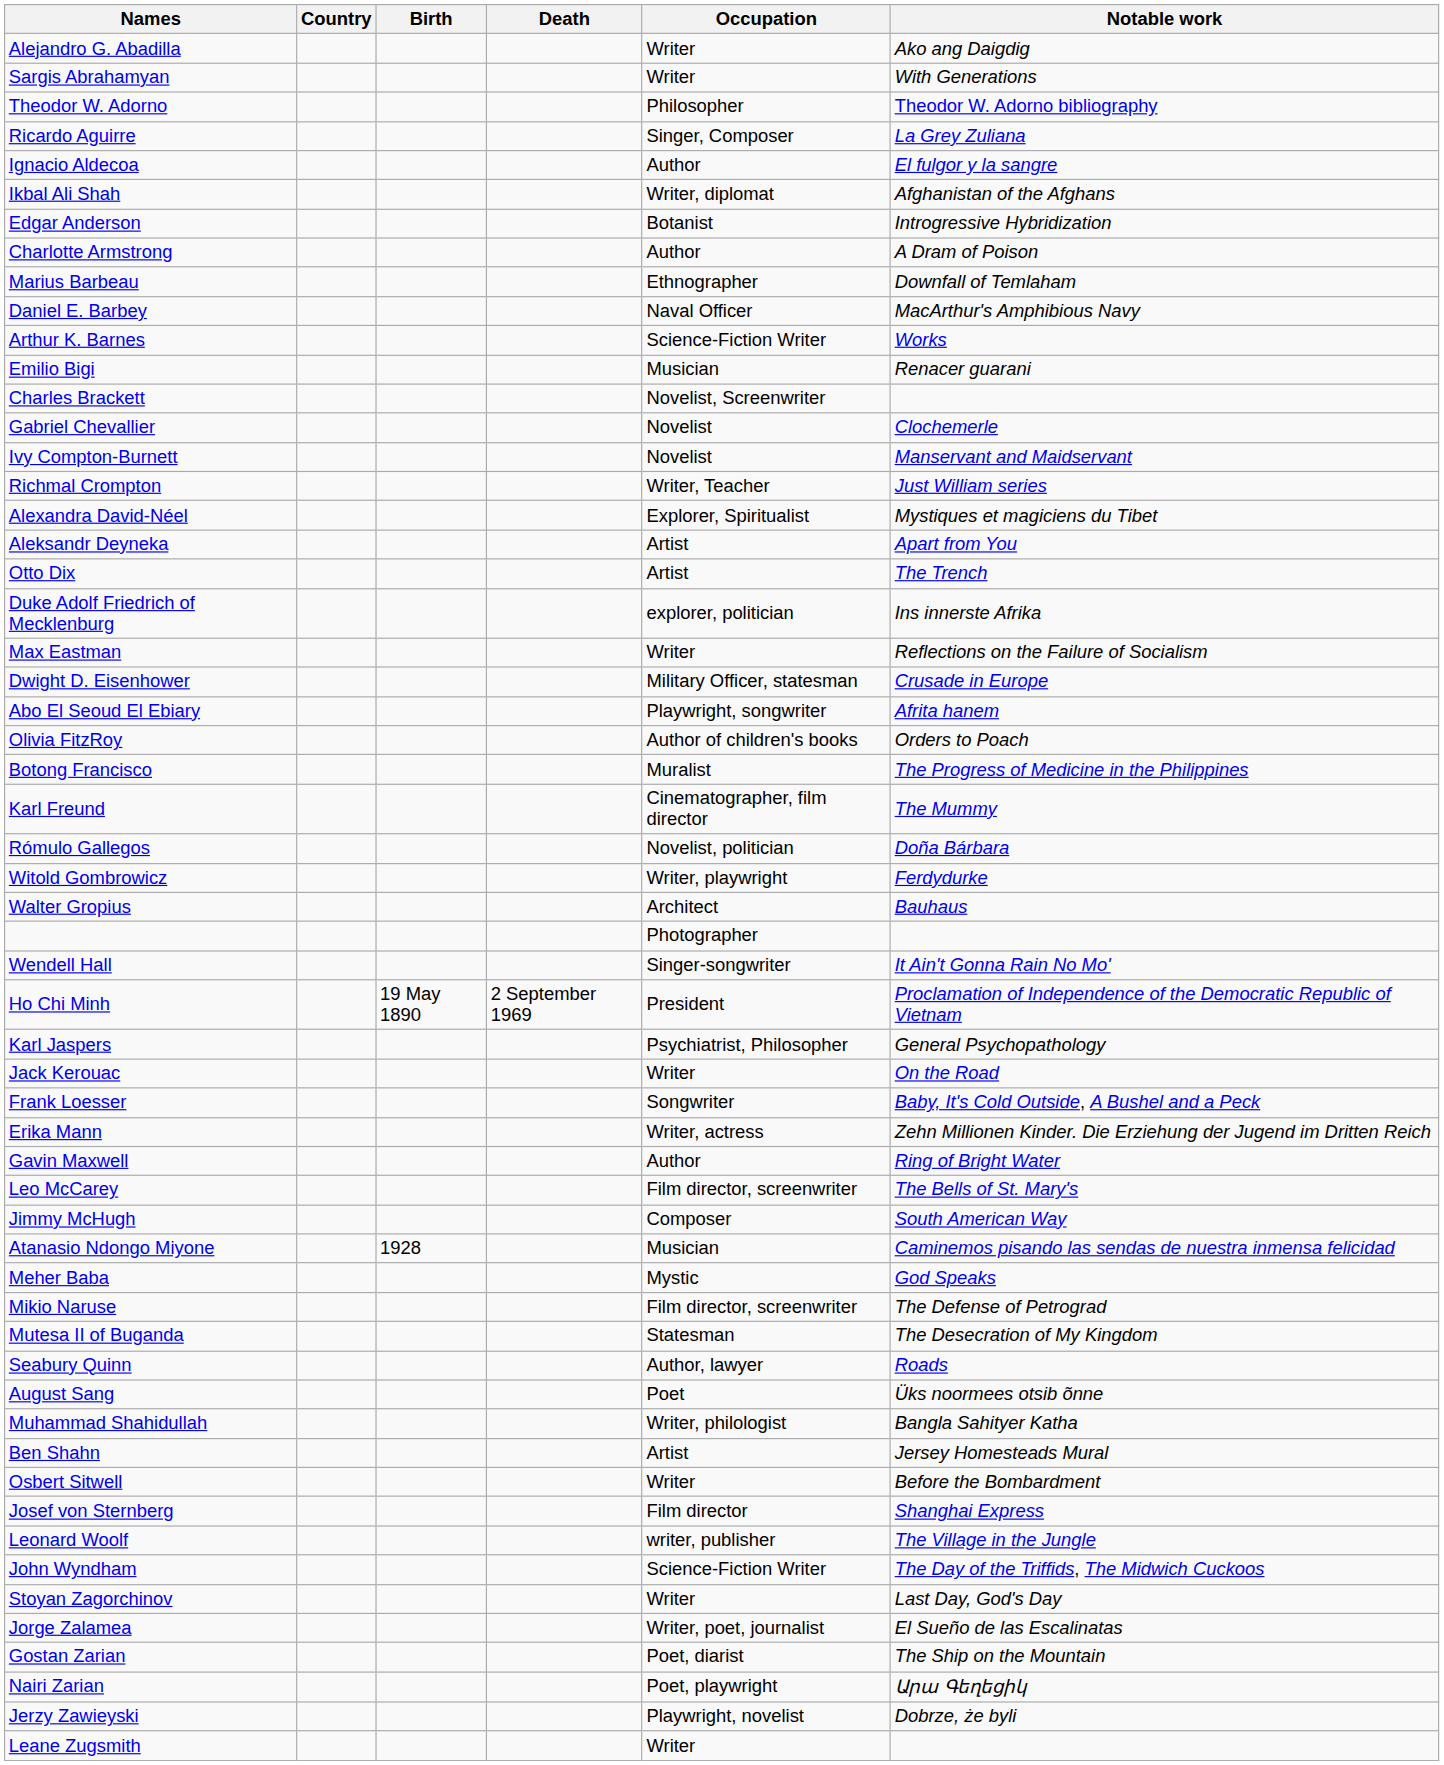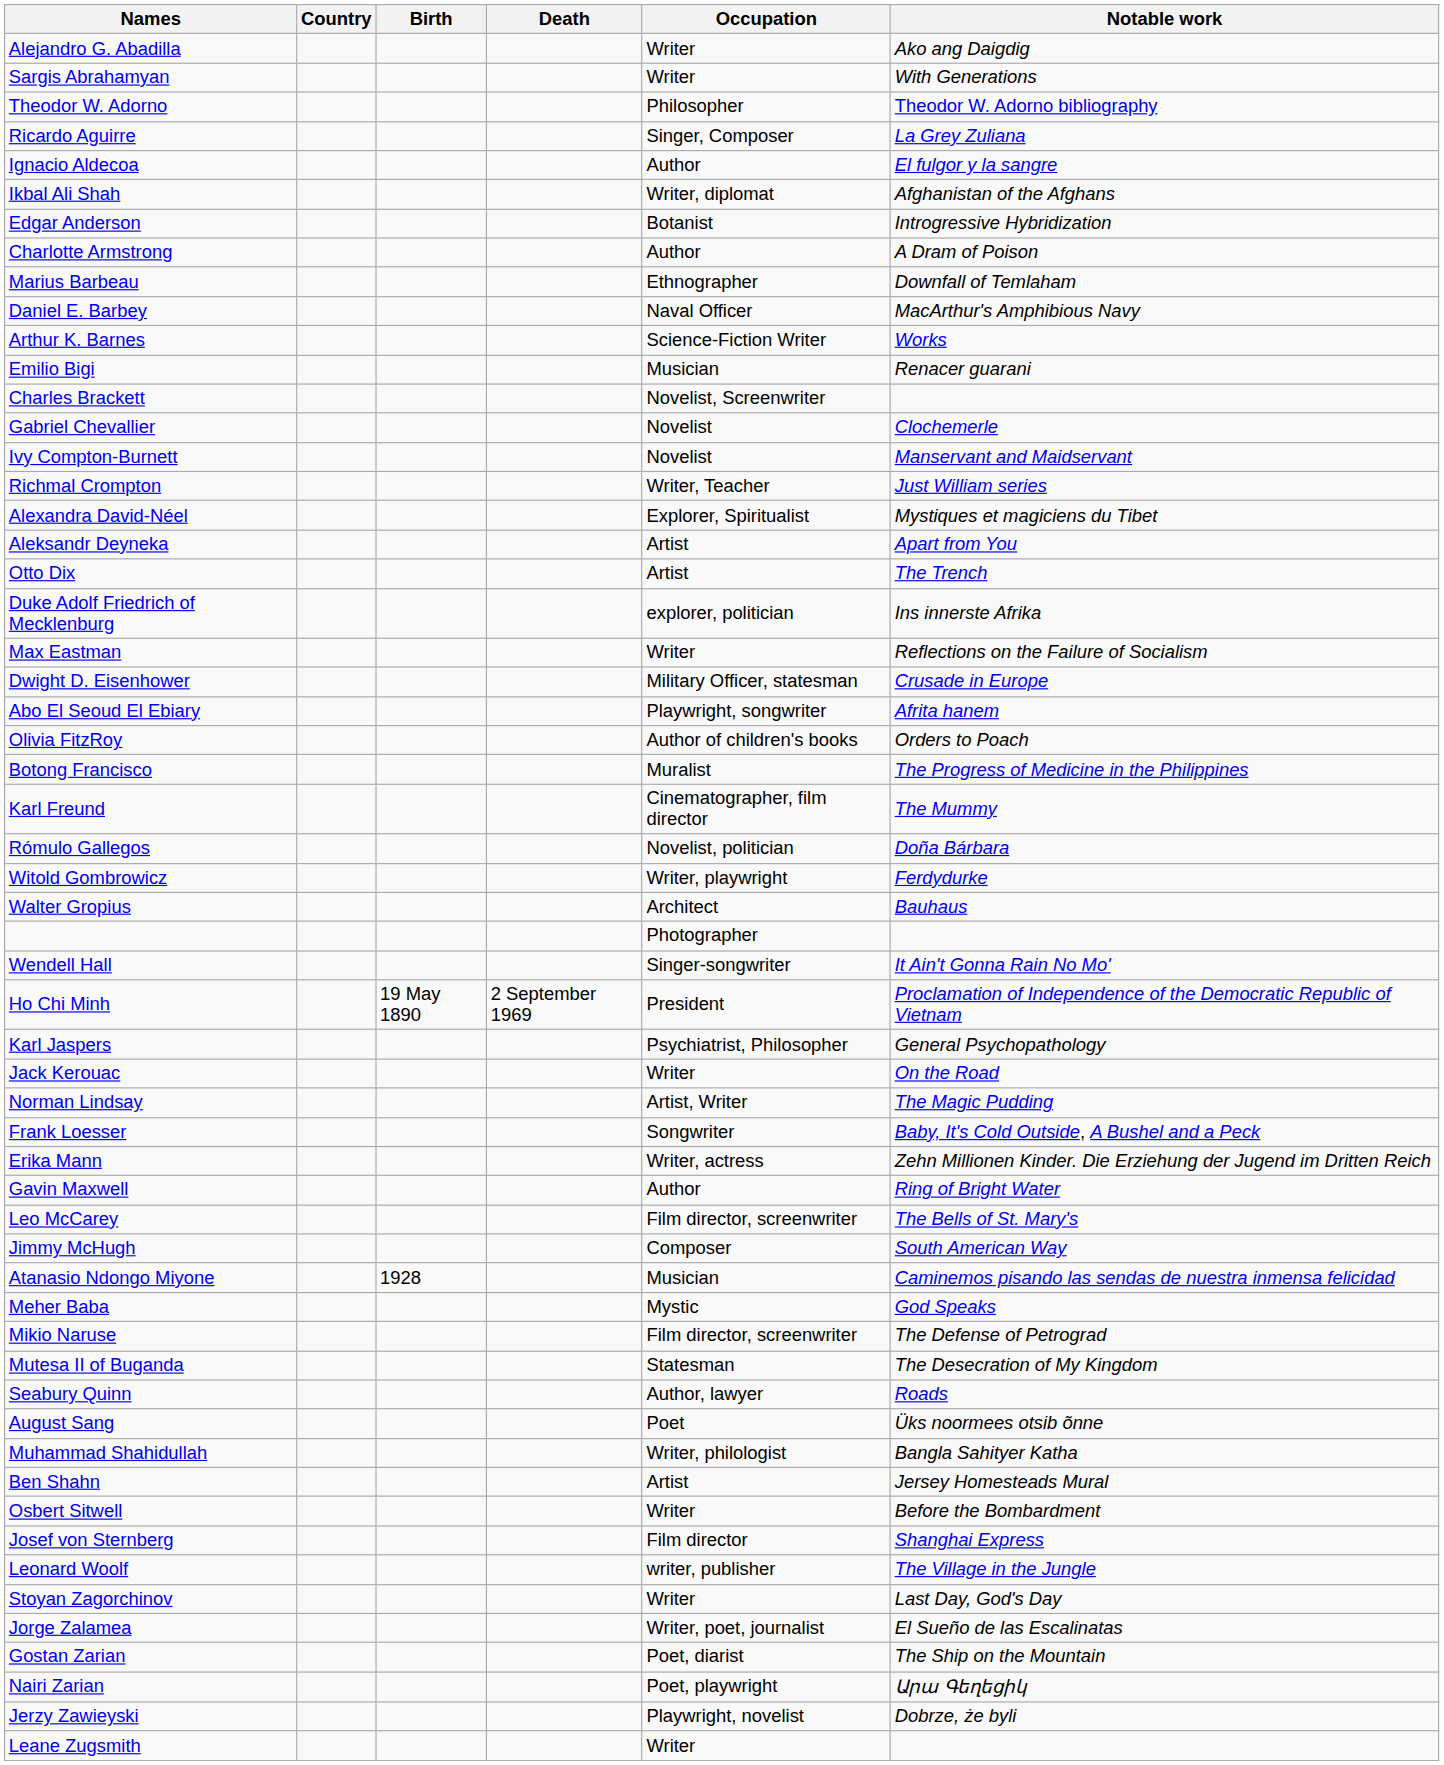+ row: (76, 1102)
- row: (73, 1569)
